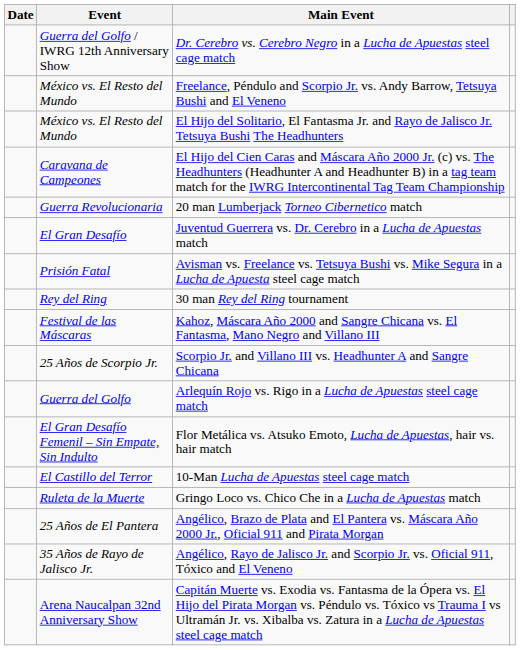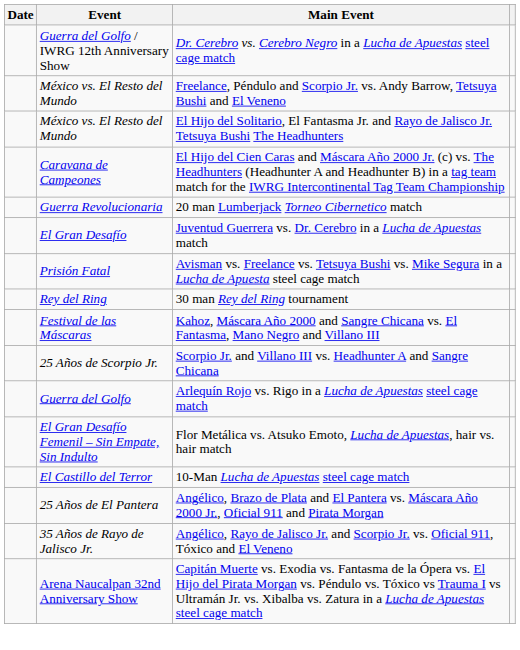- row: (328, 498)
